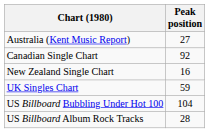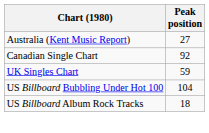- row: (60, 71)
(185, 119) 28 -> (185, 103) 18
